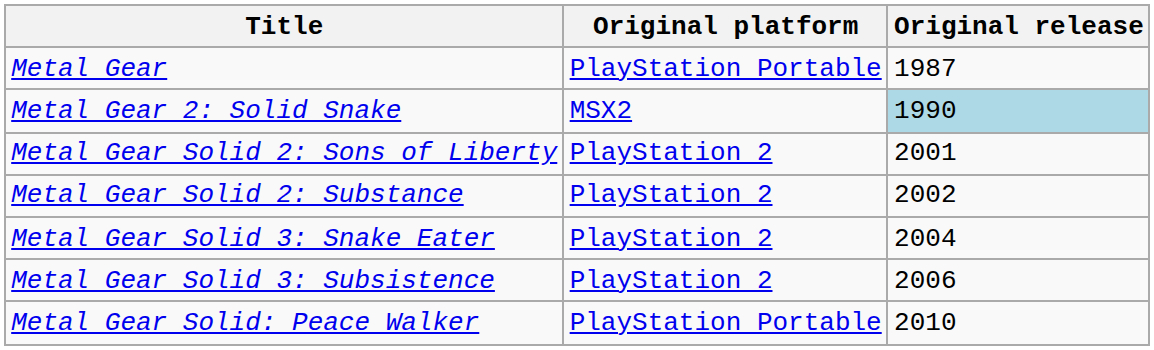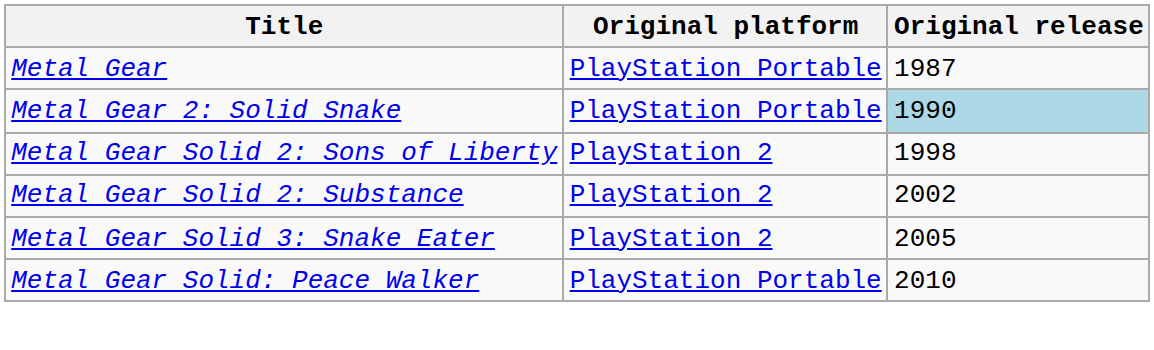(601, 111) MSX2 -> (726, 111) PlayStation Portable
(925, 153) 2001 -> (925, 153) 1998
(925, 238) 2004 -> (925, 238) 2005
- row: (253, 280)
